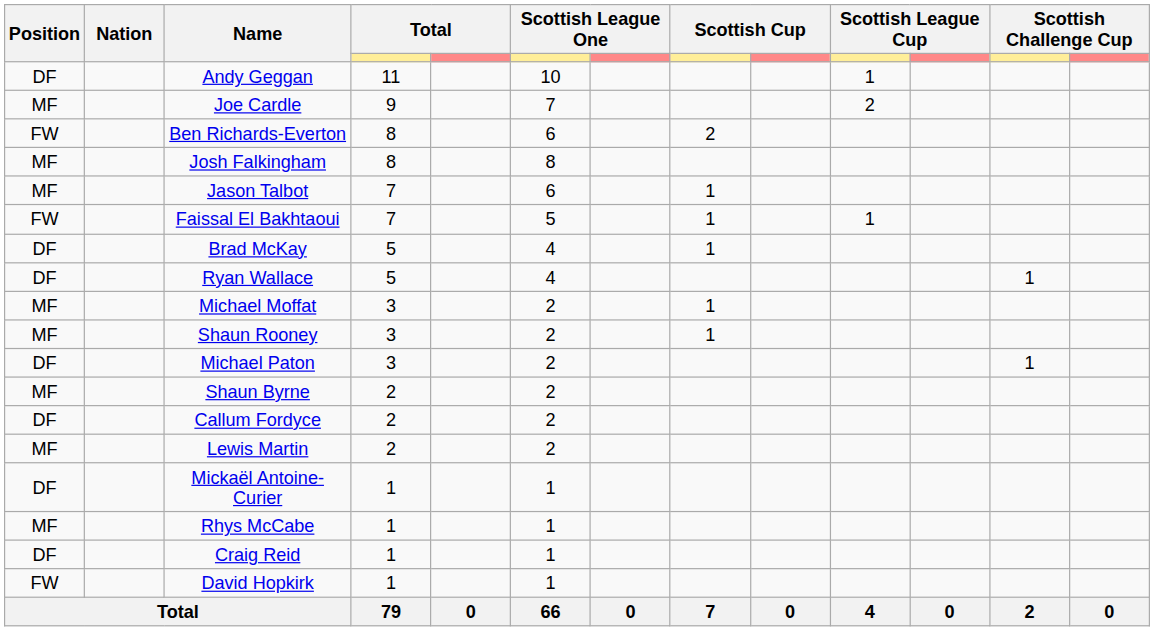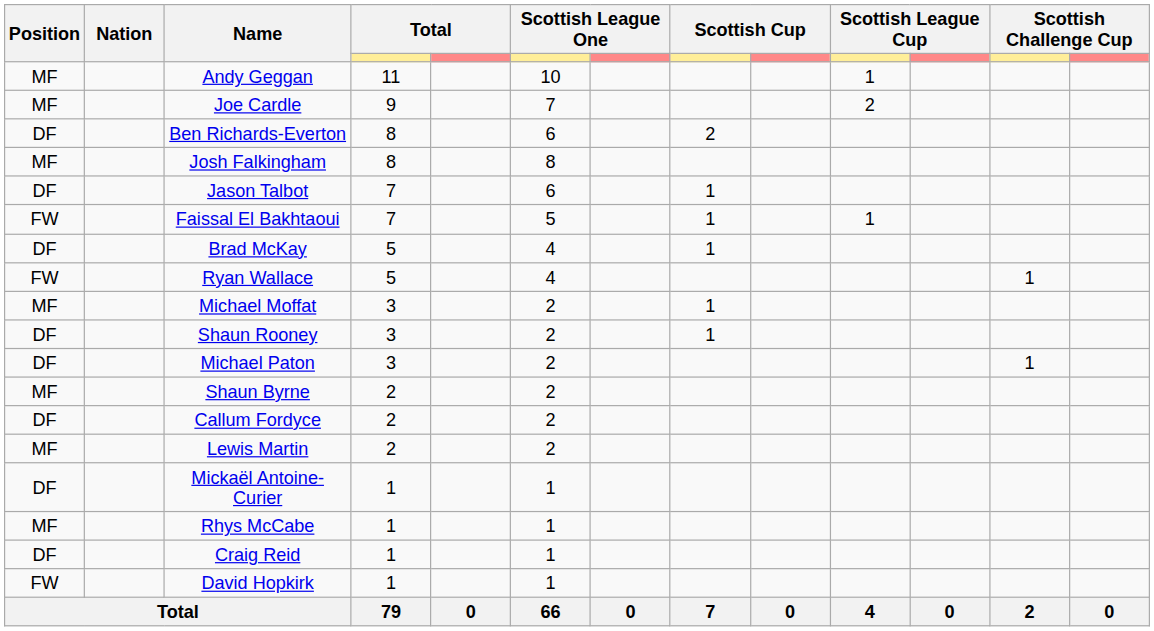(44, 76) DF -> (44, 76) MF
(44, 134) FW -> (44, 134) DF
(44, 191) MF -> (44, 191) DF
(44, 277) DF -> (44, 277) FW
(44, 334) MF -> (44, 334) DF
